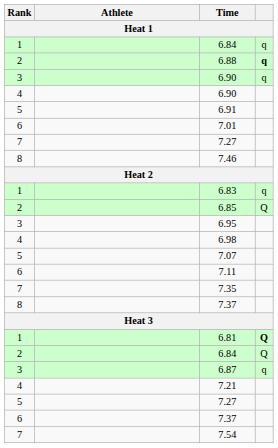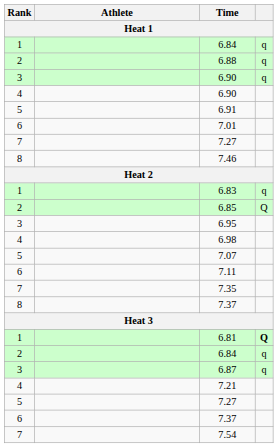(264, 61) bold -> (264, 61) normal
(264, 353) Q -> (264, 353) q
